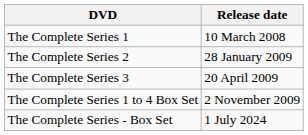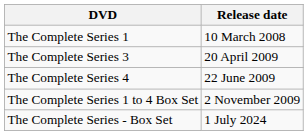- row: (68, 57)
+ row: (68, 78)
